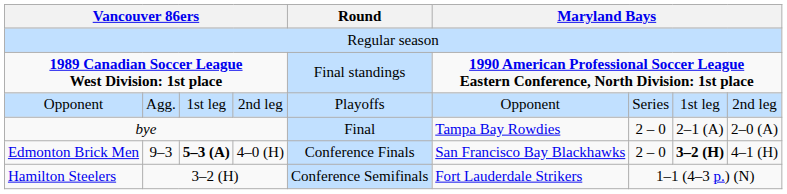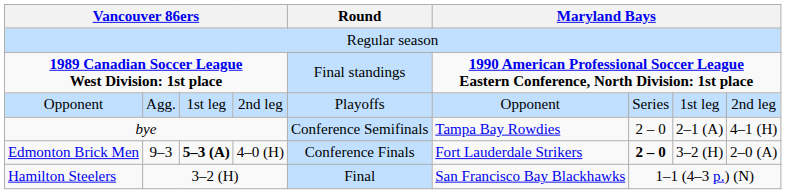(360, 128) Final -> (360, 128) Conference Semifinals
(755, 128) 2–0 (A) -> (754, 128) 4–1 (H)
(530, 152) San Francisco Bay Blackhawks -> (509, 152) Fort Lauderdale Strikers
(651, 152) normal -> (651, 152) bold
(700, 152) bold -> (700, 152) normal
(755, 152) 4–1 (H) -> (754, 152) 2–0 (A)
(360, 176) Conference Semifinals -> (360, 176) Final
(509, 176) Fort Lauderdale Strikers -> (530, 176) San Francisco Bay Blackhawks
